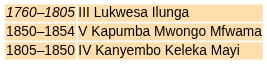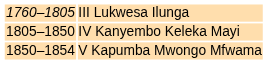rows swapped: (159, 50) <-> (170, 32)
